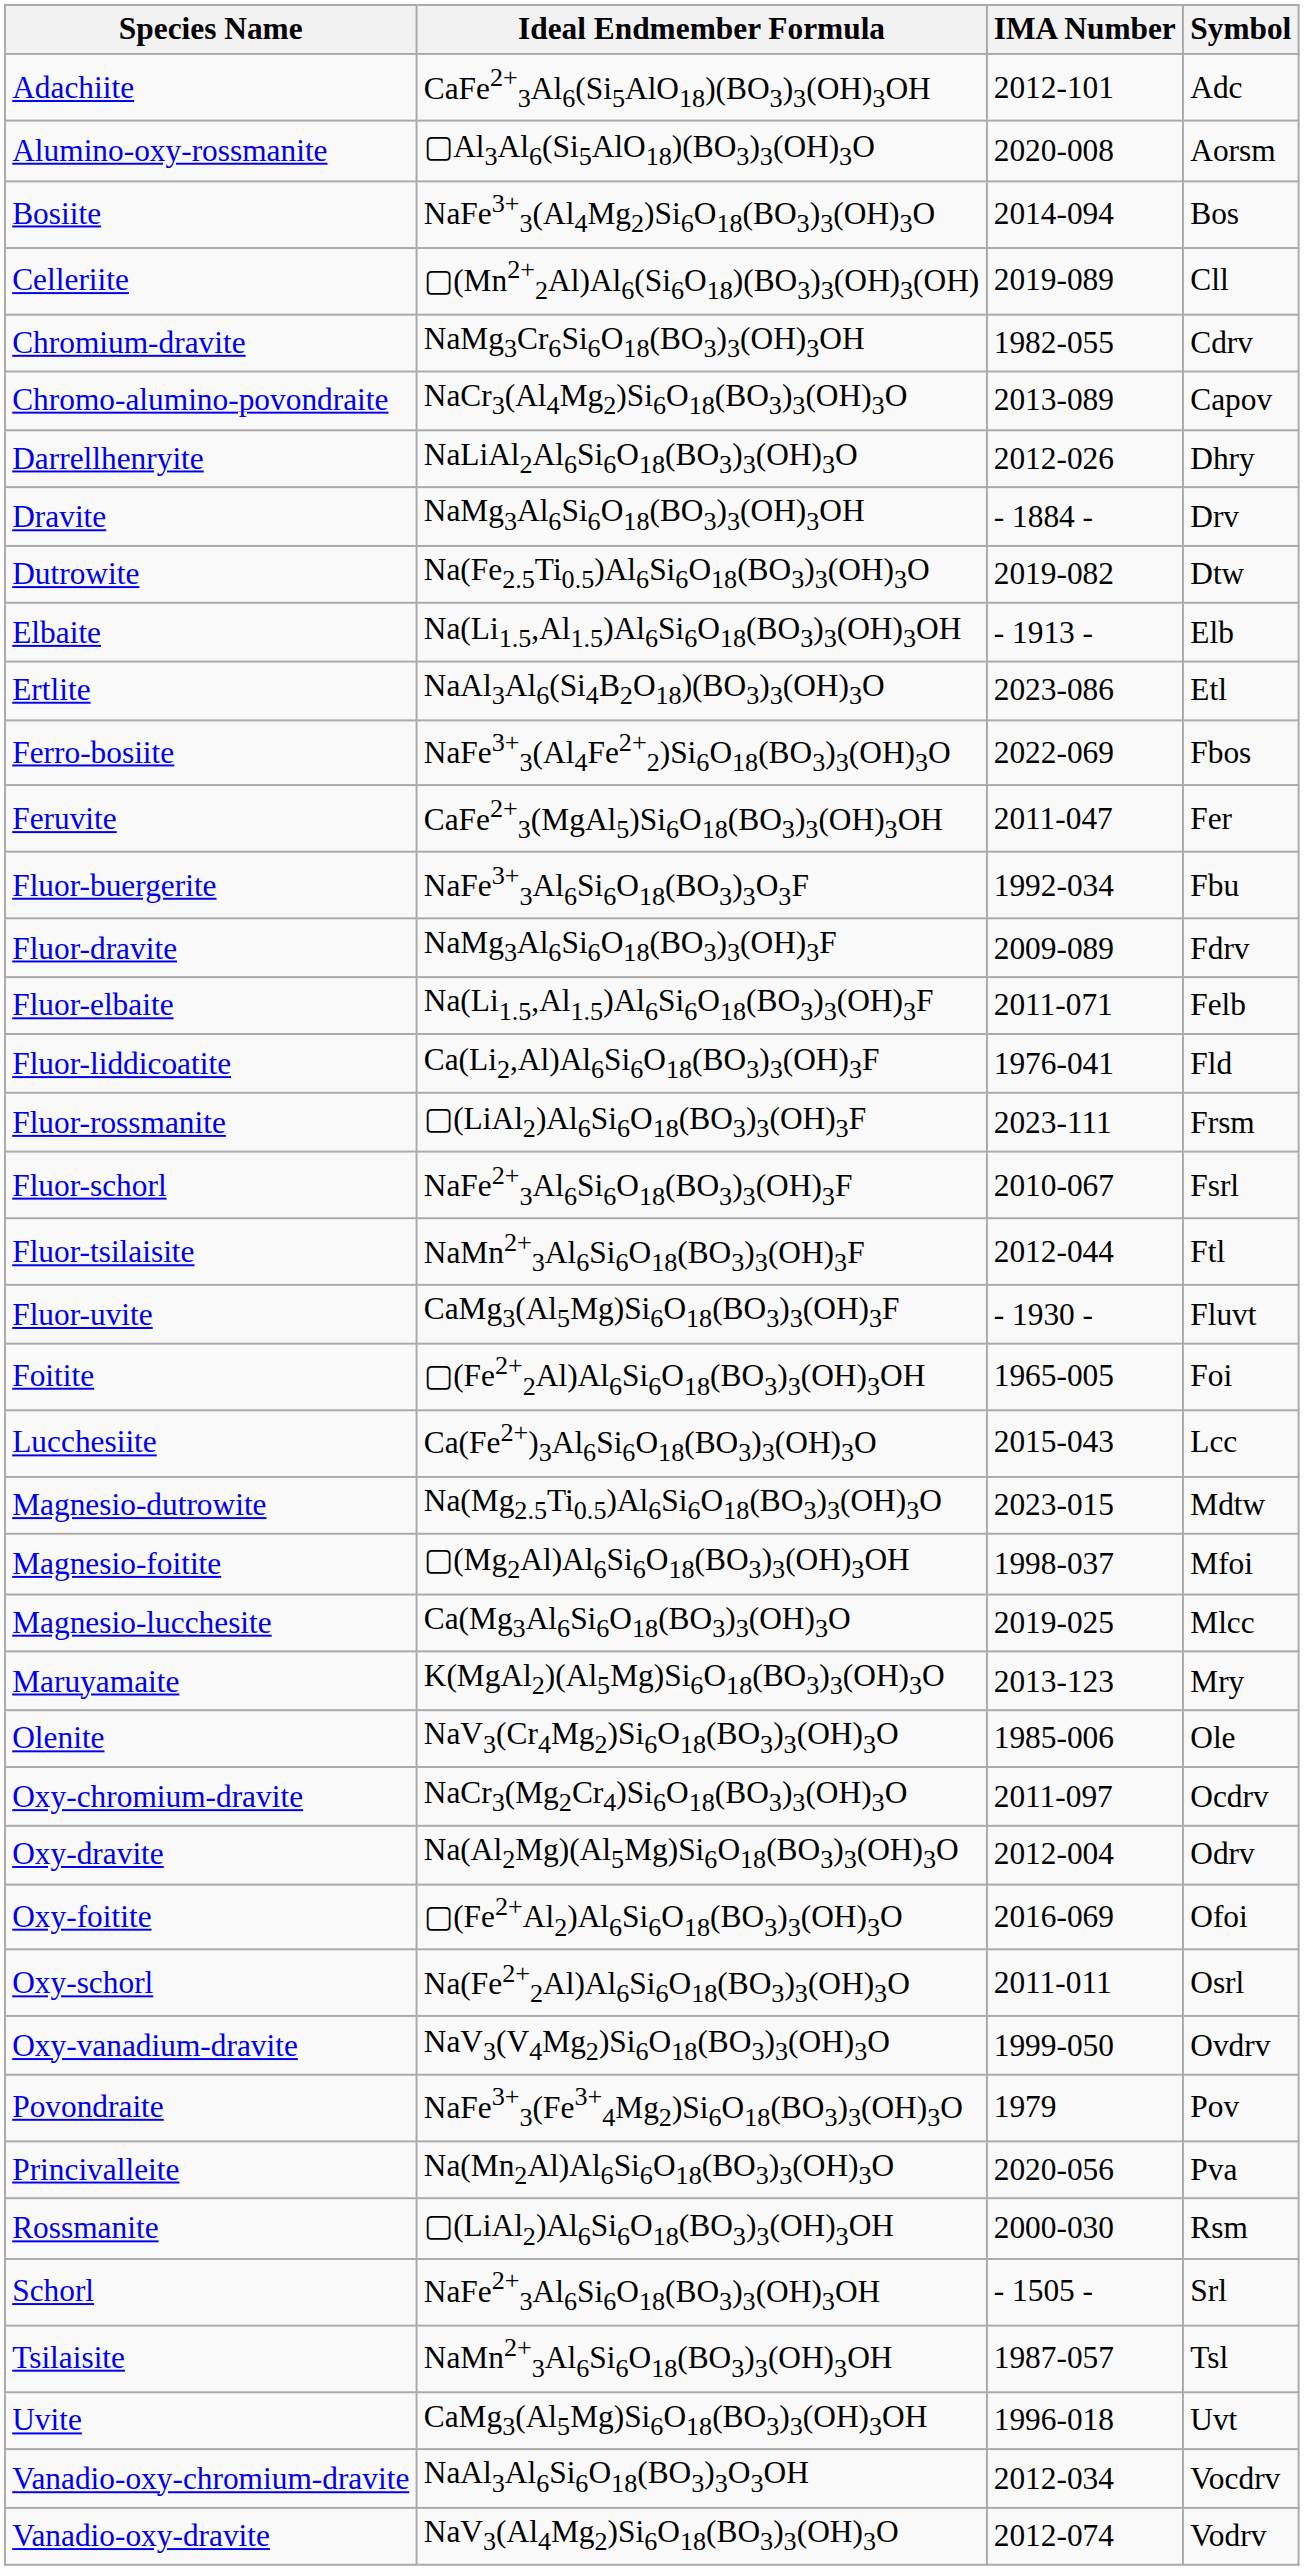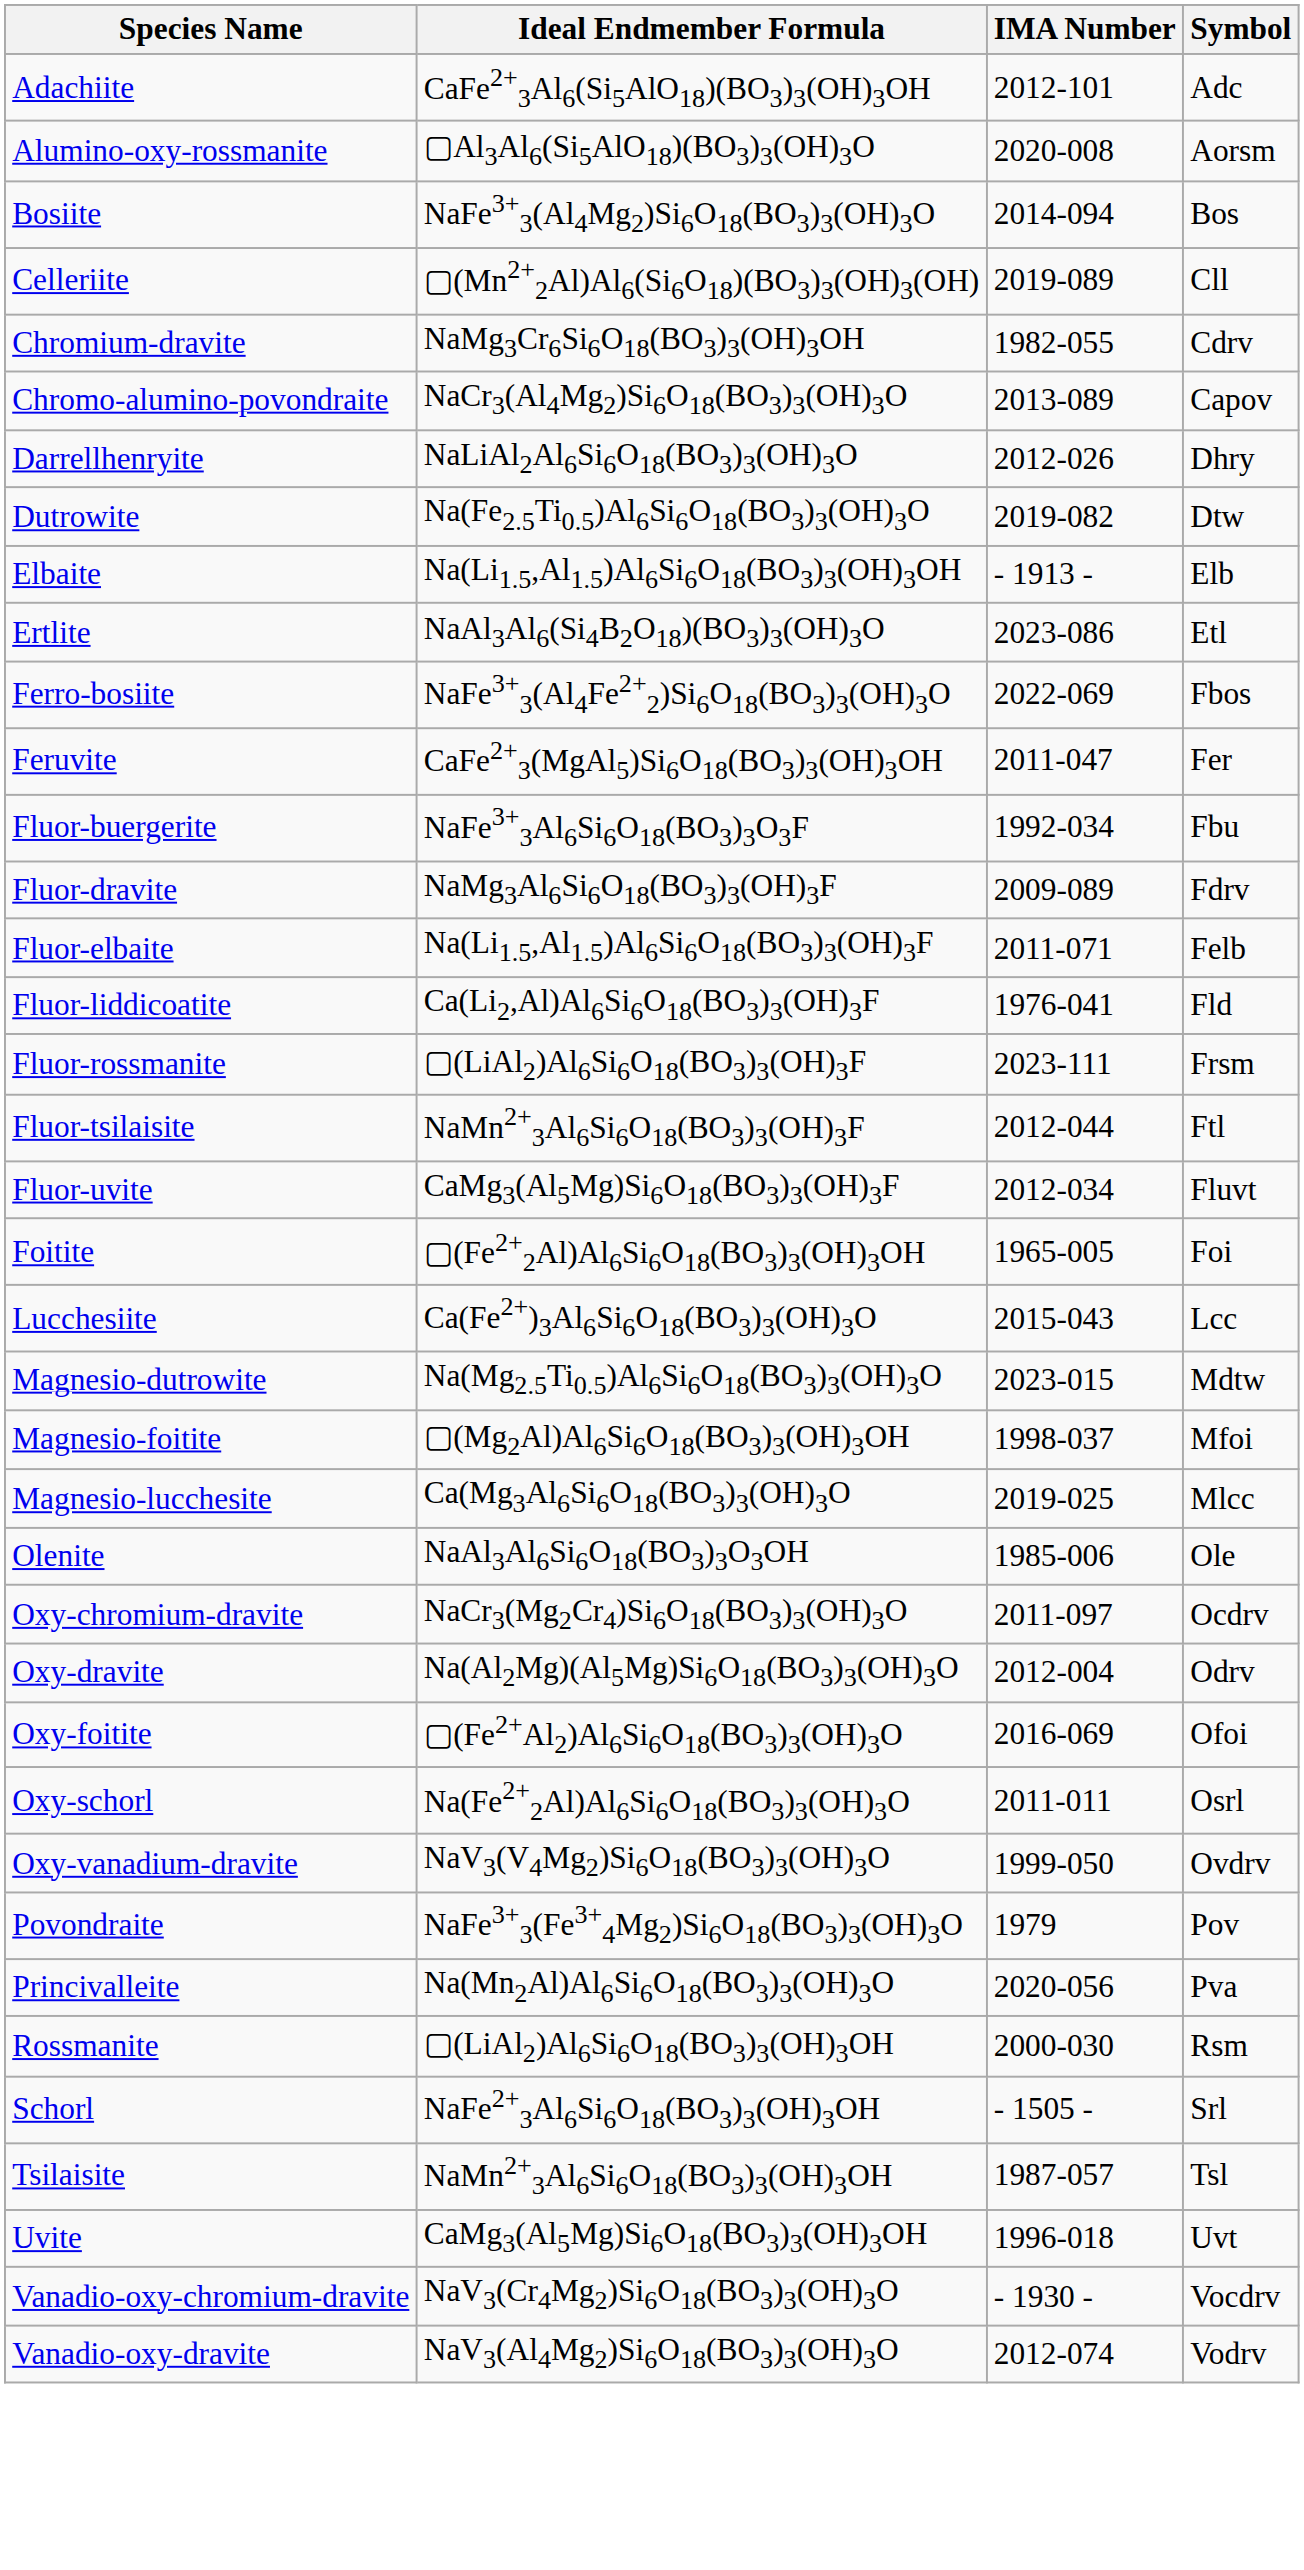- row: (59, 516)
- row: (89, 1185)
(1043, 1313) - 1930 - -> (1054, 1189) 2012-034
- row: (96, 1680)
(661, 1738) NaV3(Cr4Mg2)Si6O18(BO3)3(OH)3O -> (616, 1556) NaAl3Al6Si6O18(BO3)3O3OH
(616, 2478) NaAl3Al6Si6O18(BO3)3O3OH -> (661, 2295) NaV3(Cr4Mg2)Si6O18(BO3)3(OH)3O
(1054, 2478) 2012-034 -> (1043, 2295) - 1930 -
